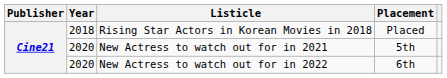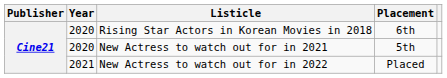(82, 30) 2018 -> (82, 30) 2020
(406, 30) Placed -> (406, 30) 6th
(82, 64) 2020 -> (82, 64) 2021
(406, 64) 6th -> (406, 64) Placed
